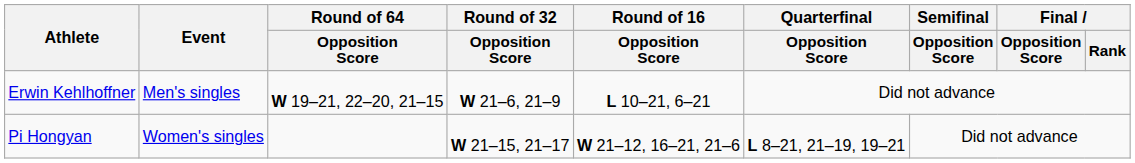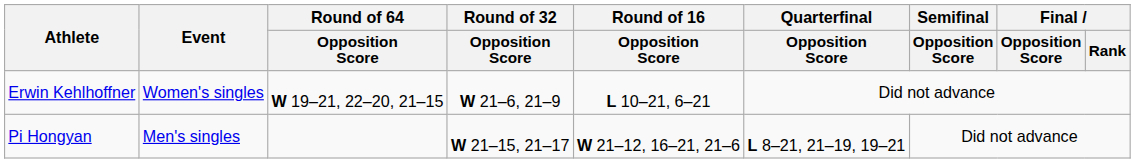(191, 93) Men's singles -> (203, 93) Women's singles
(203, 136) Women's singles -> (191, 136) Men's singles
